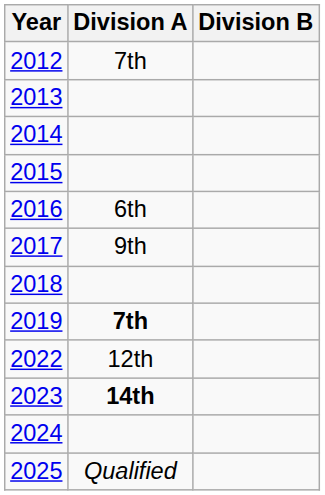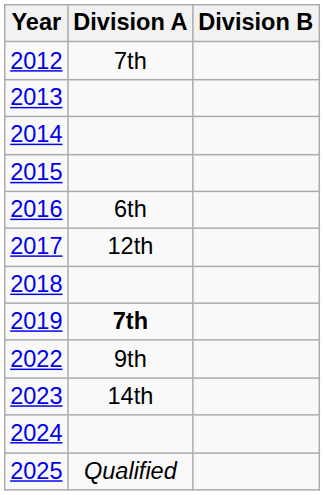(130, 246) 9th -> (130, 246) 12th
(130, 358) 12th -> (130, 358) 9th
(130, 396) bold -> (130, 396) normal
